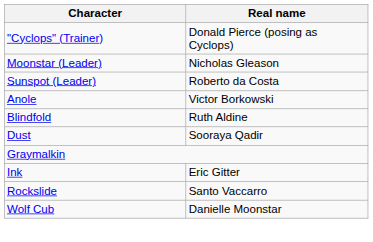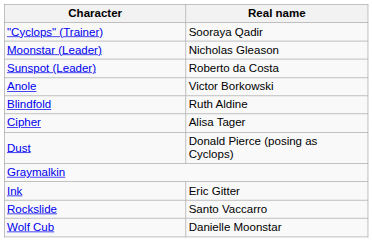(253, 38) Donald Pierce (posing as Cyclops) -> (226, 31) Sooraya Qadir
+ row: (24, 123)
(226, 136) Sooraya Qadir -> (253, 148) Donald Pierce (posing as Cyclops)
